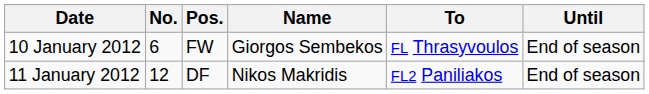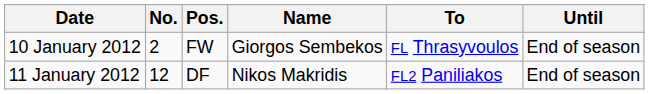(154, 46) 6 -> (154, 46) 2
